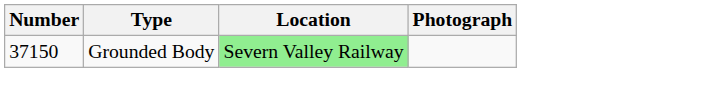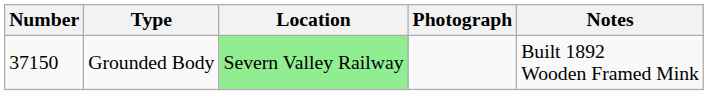+ column: (610, 20)
